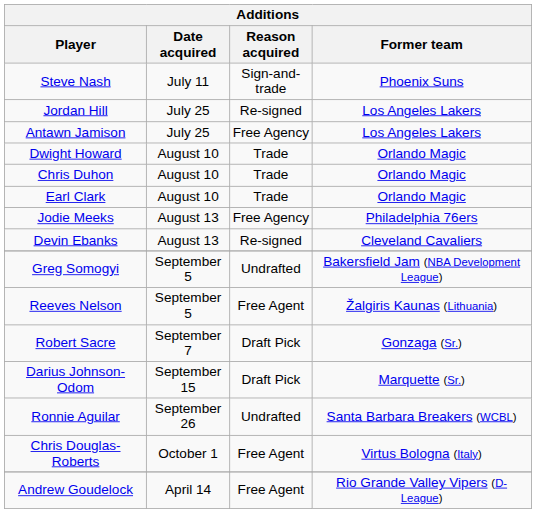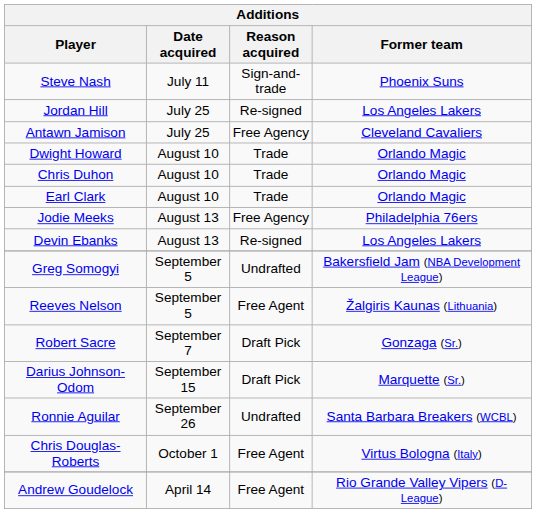(422, 132) Los Angeles Lakers -> (422, 132) Cleveland Cavaliers
(422, 240) Cleveland Cavaliers -> (422, 240) Los Angeles Lakers
